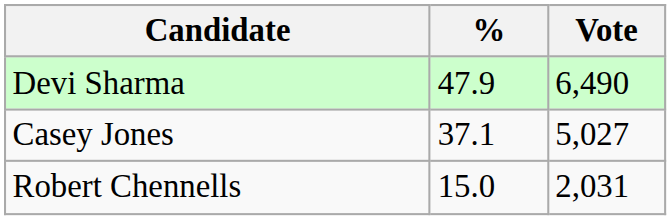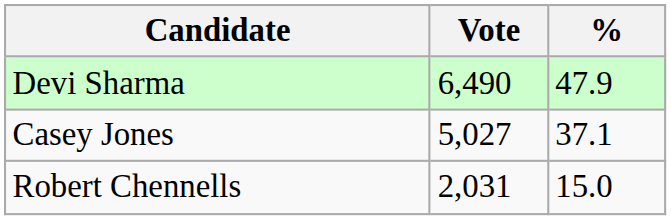columns swapped: (607, 30) <-> (489, 30)
